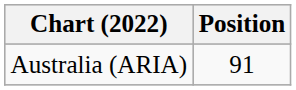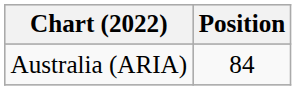(242, 64) 91 -> (242, 64) 84
